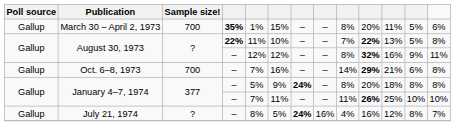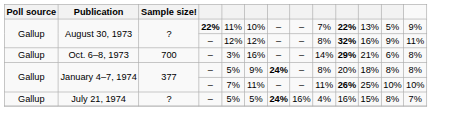- row: (110, 27)
(439, 41) 8% -> (415, 27) 9%
(257, 70) 7% -> (233, 56) 3%
(257, 114) 8% -> (233, 99) 5%
(393, 114) 12% -> (370, 99) 15%
